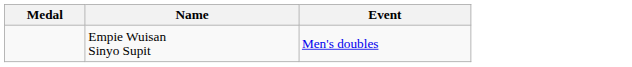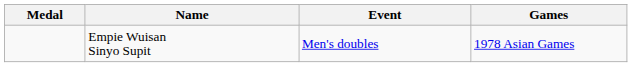+ column: (549, 15)
